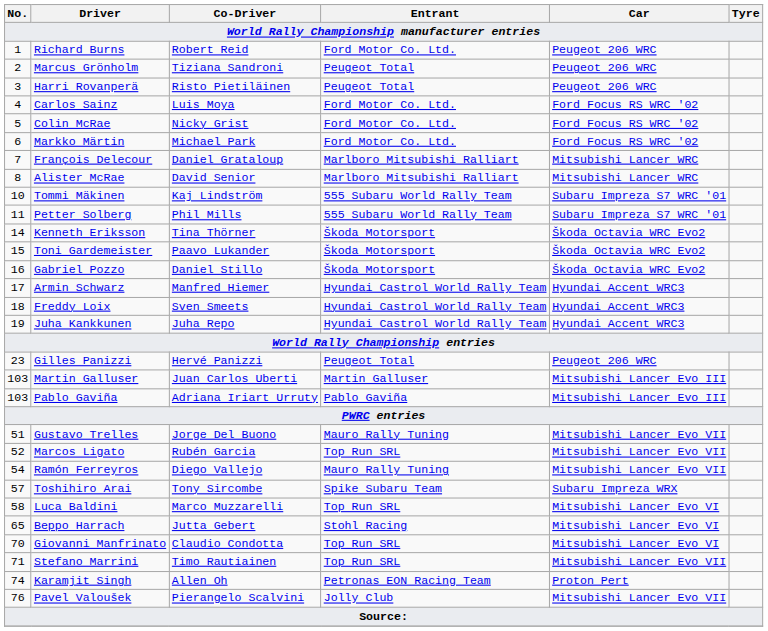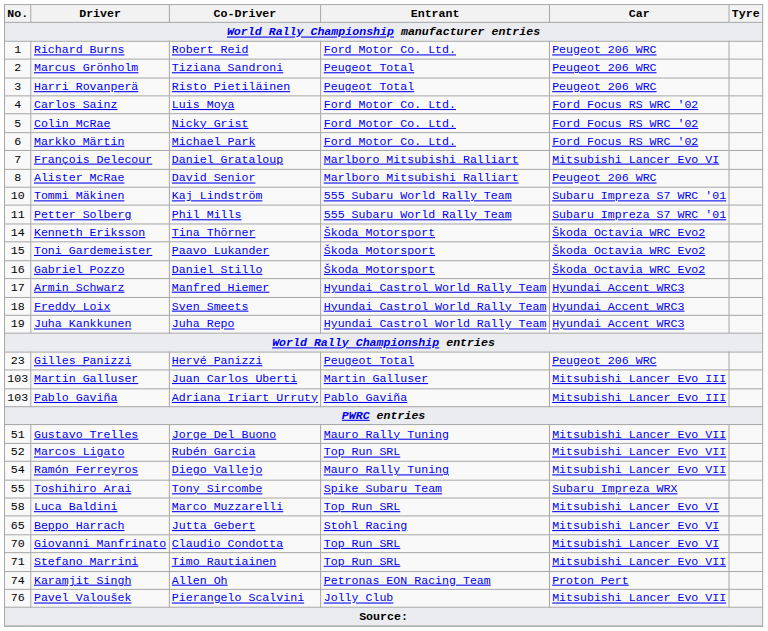(625, 160) Mitsubishi Lancer WRC -> (636, 160) Mitsubishi Lancer Evo VI
(625, 178) Mitsubishi Lancer WRC -> (604, 178) Peugeot 206 WRC
(18, 489) 57 -> (18, 489) 55
